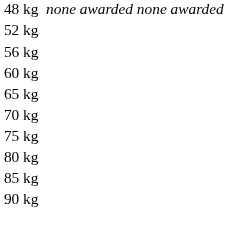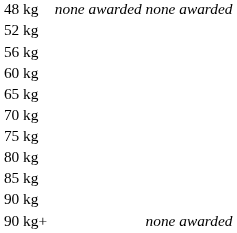+ row: (25, 220)
